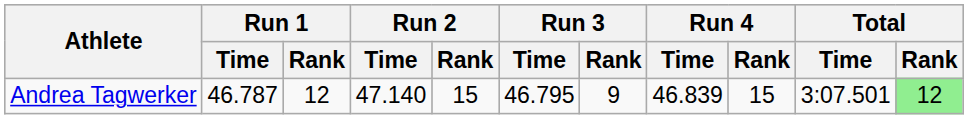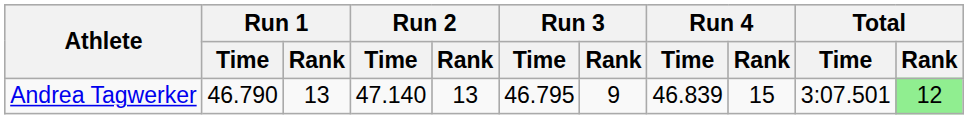(243, 96) 46.787 -> (243, 96) 46.790
(317, 96) 12 -> (317, 96) 13
(465, 96) 15 -> (465, 96) 13
